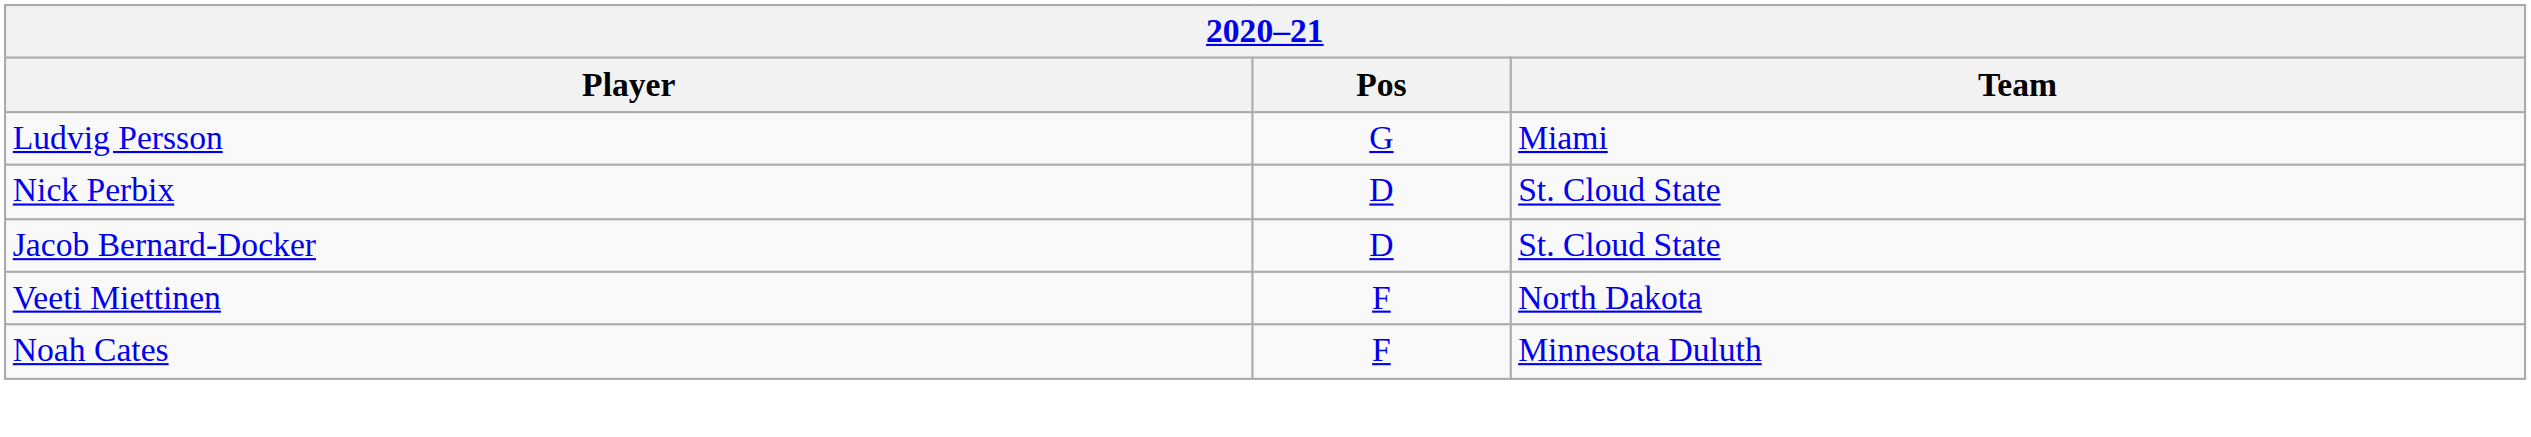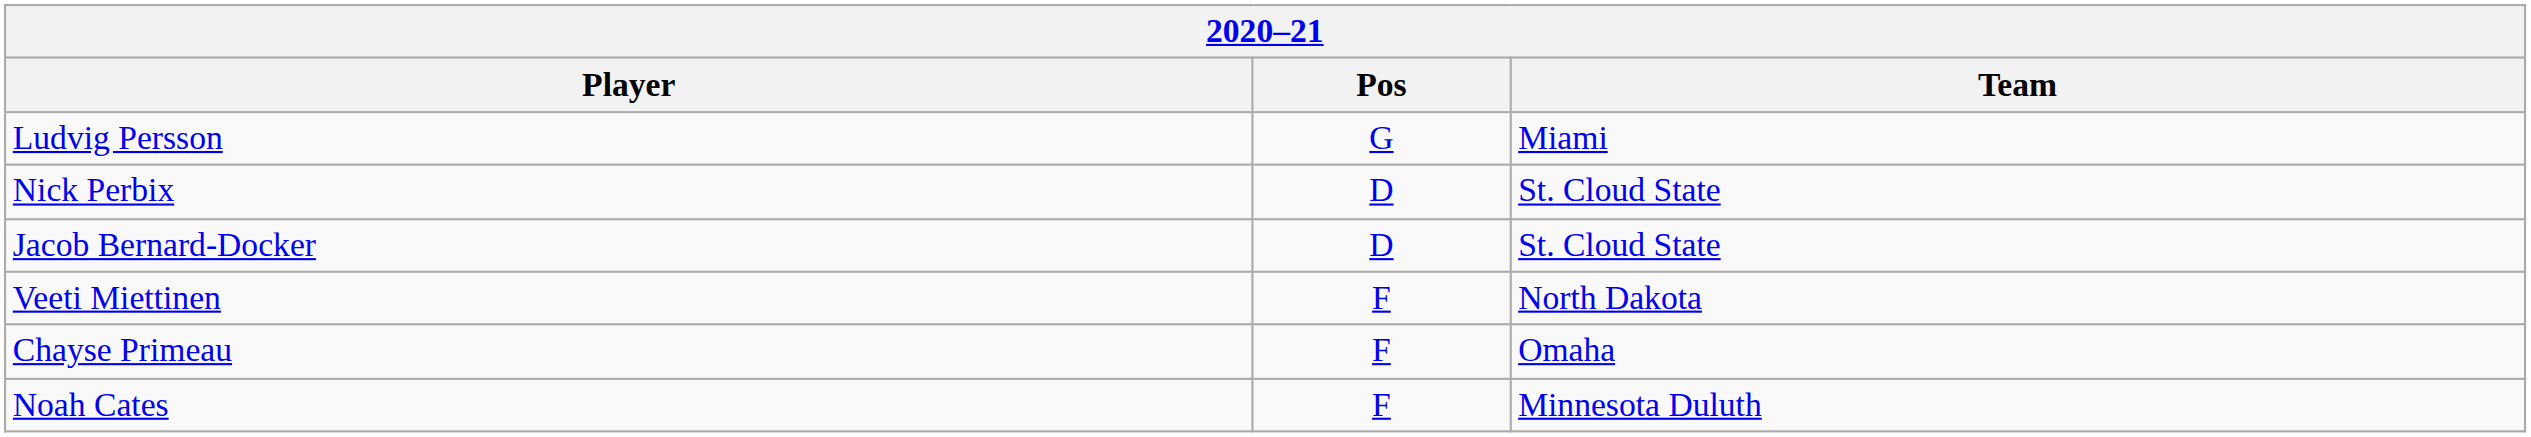+ row: (122, 350)
